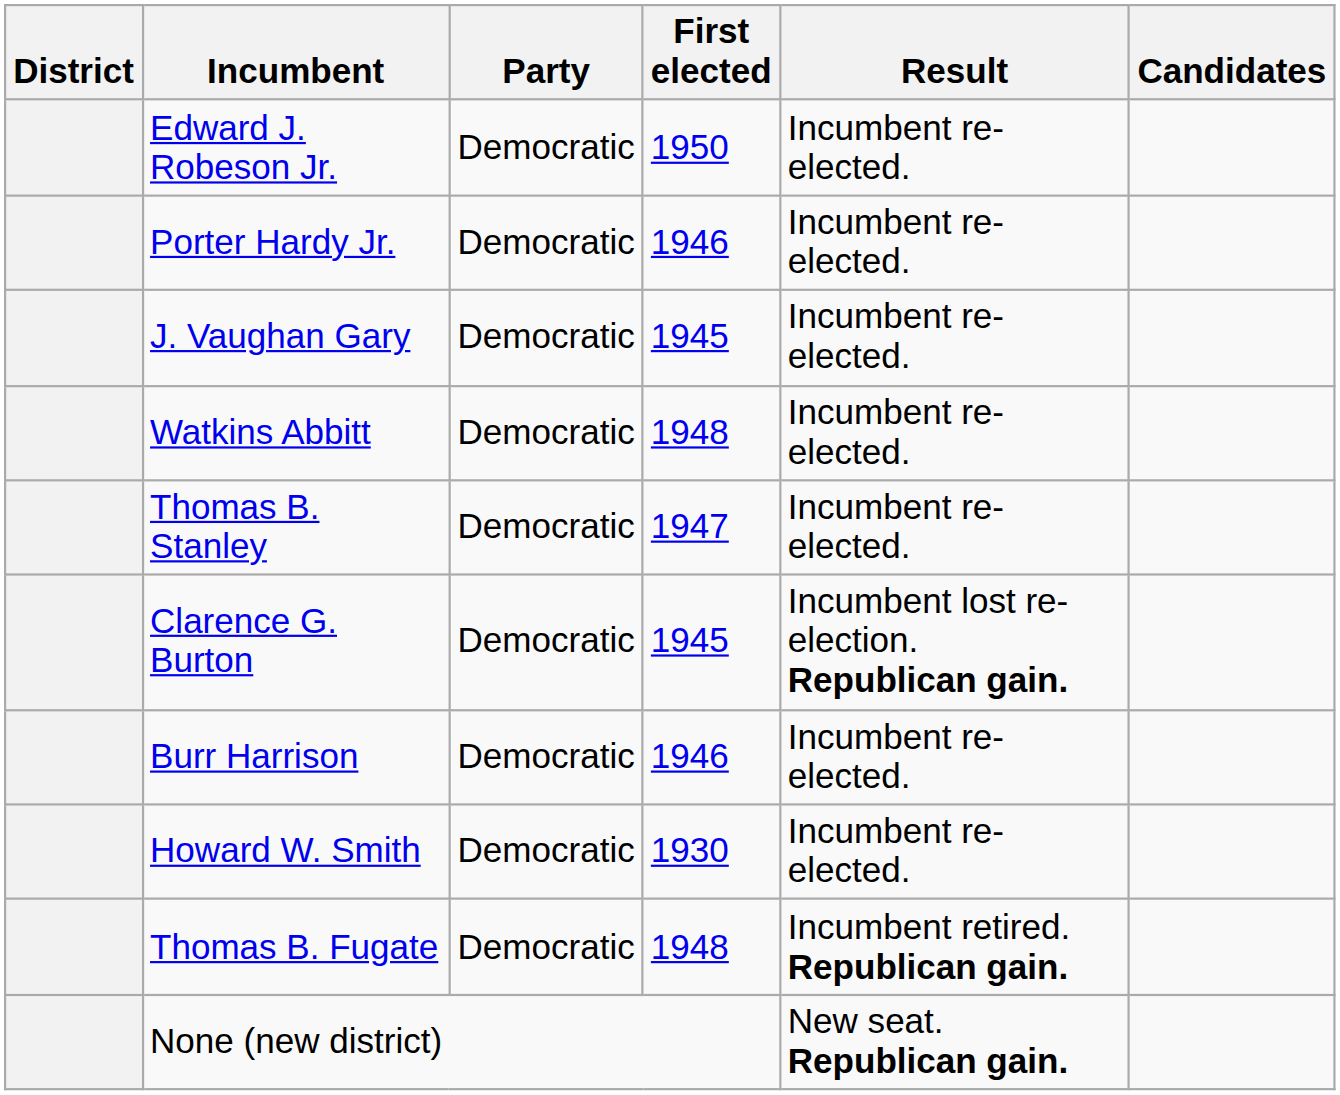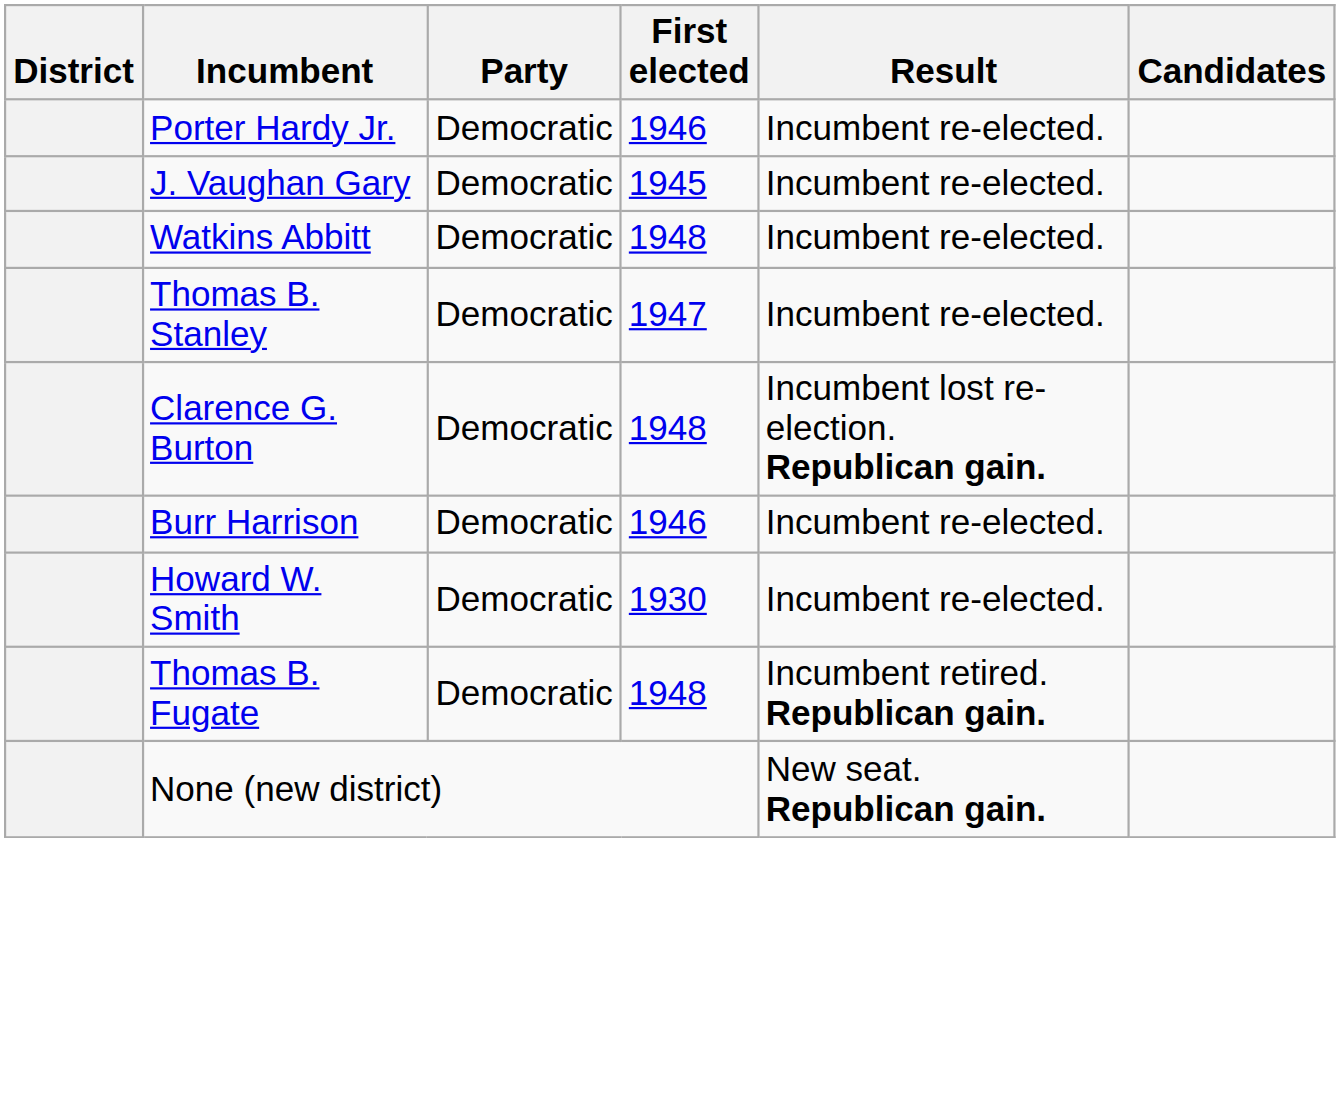- row: (244, 146)
(690, 641) 1945 -> (668, 428) 1948
